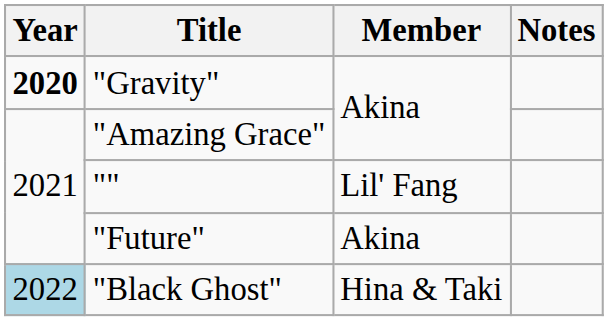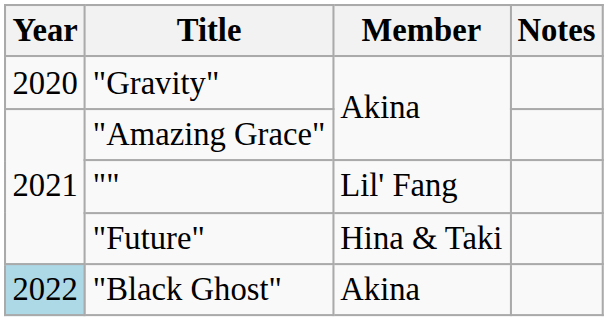(45, 82) bold -> (45, 82) normal
(380, 237) Akina -> (421, 237) Hina & Taki
(421, 289) Hina & Taki -> (380, 289) Akina
